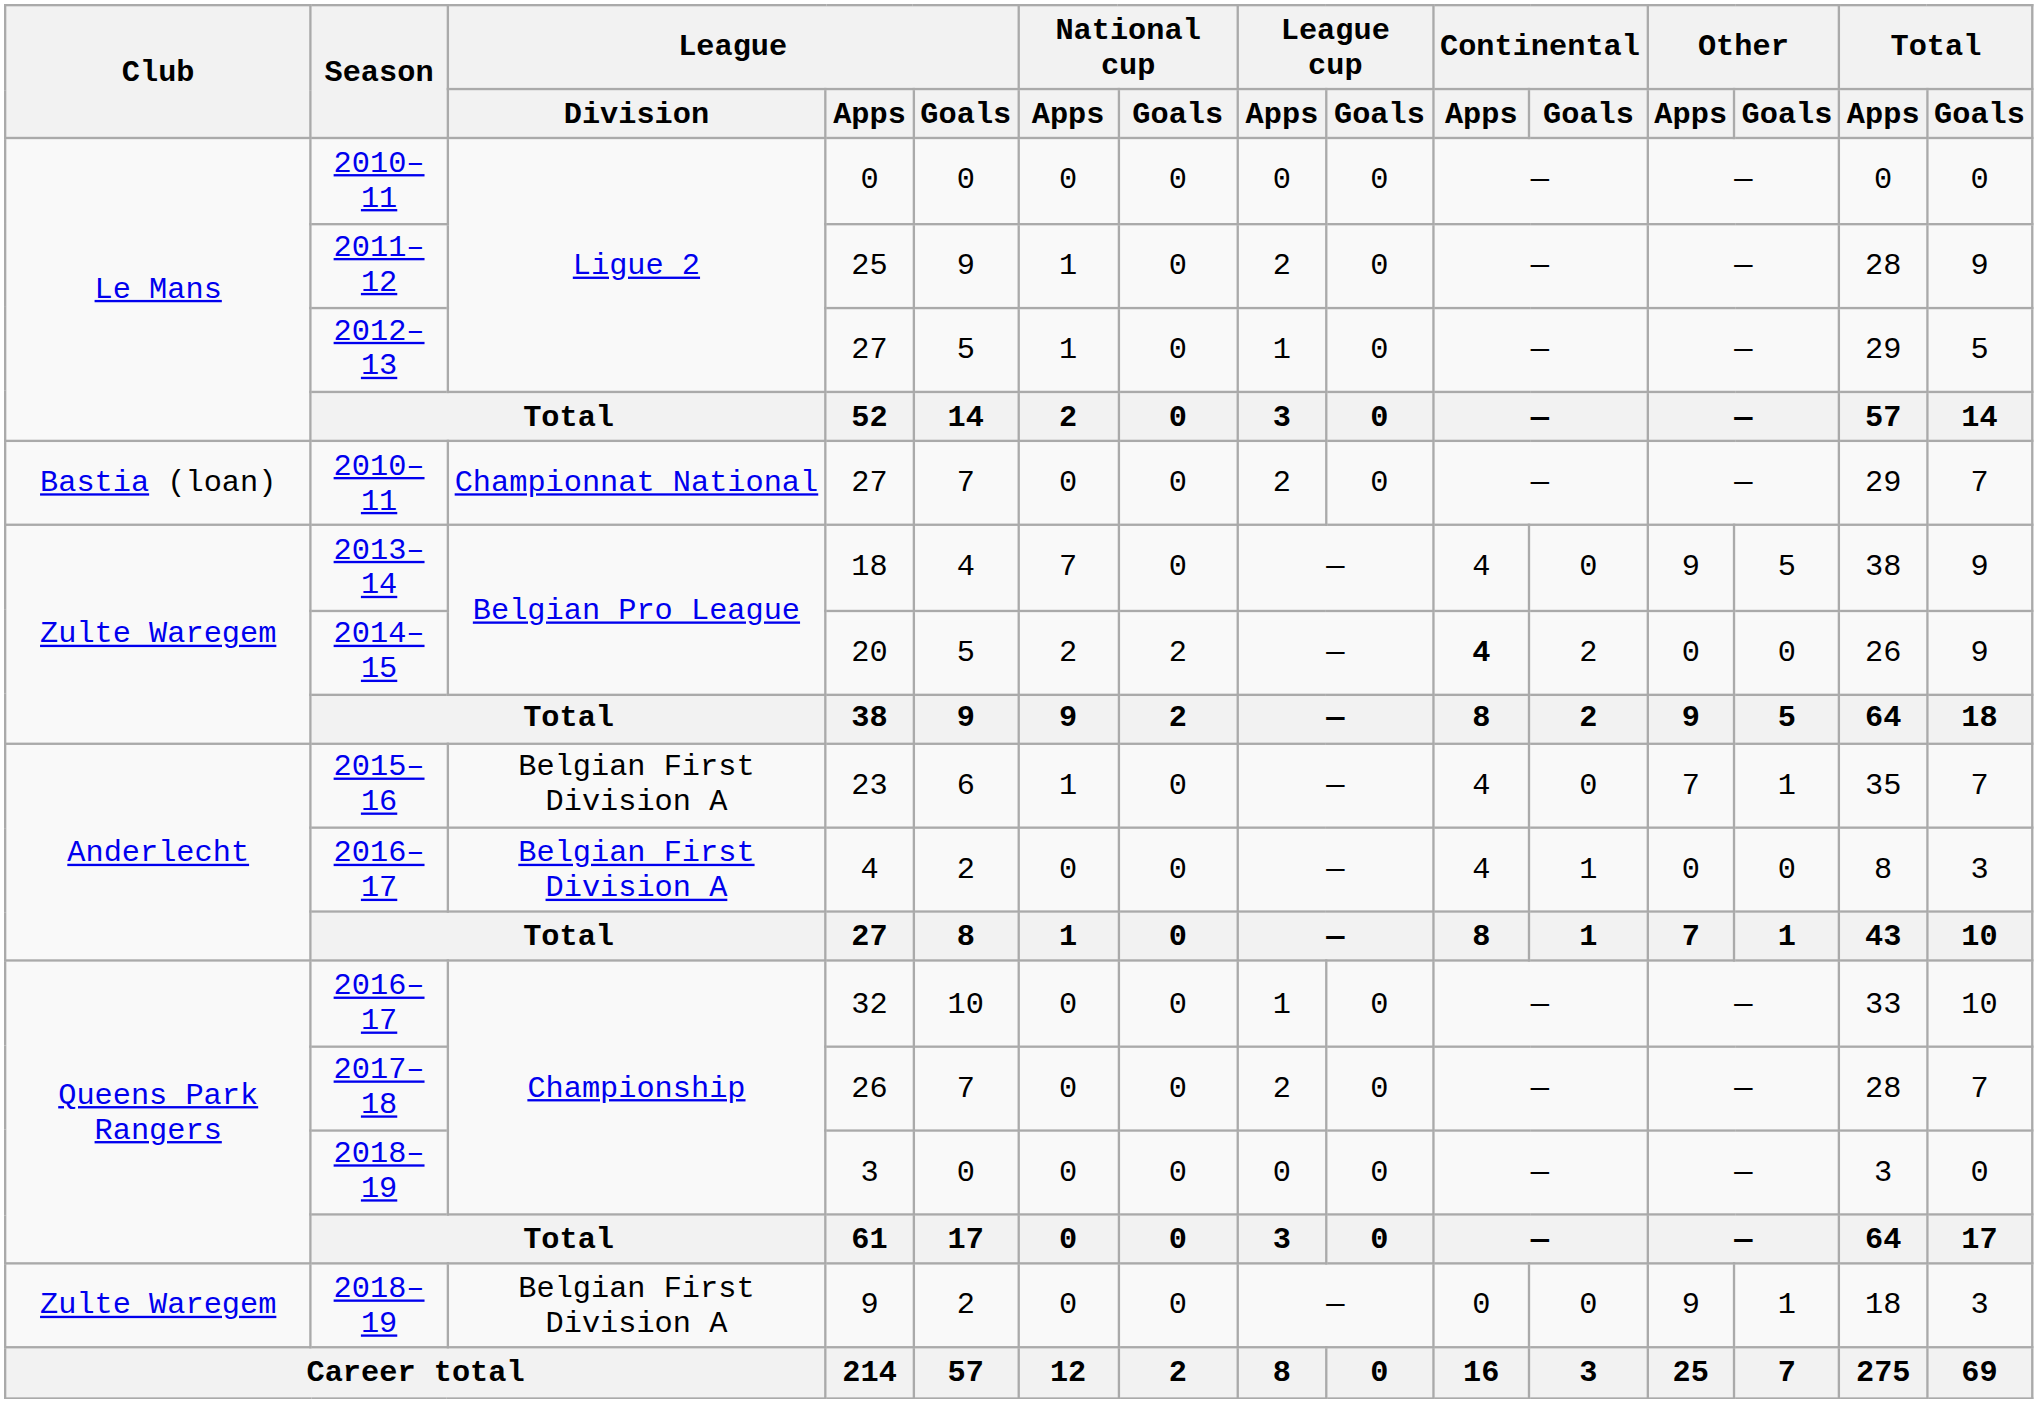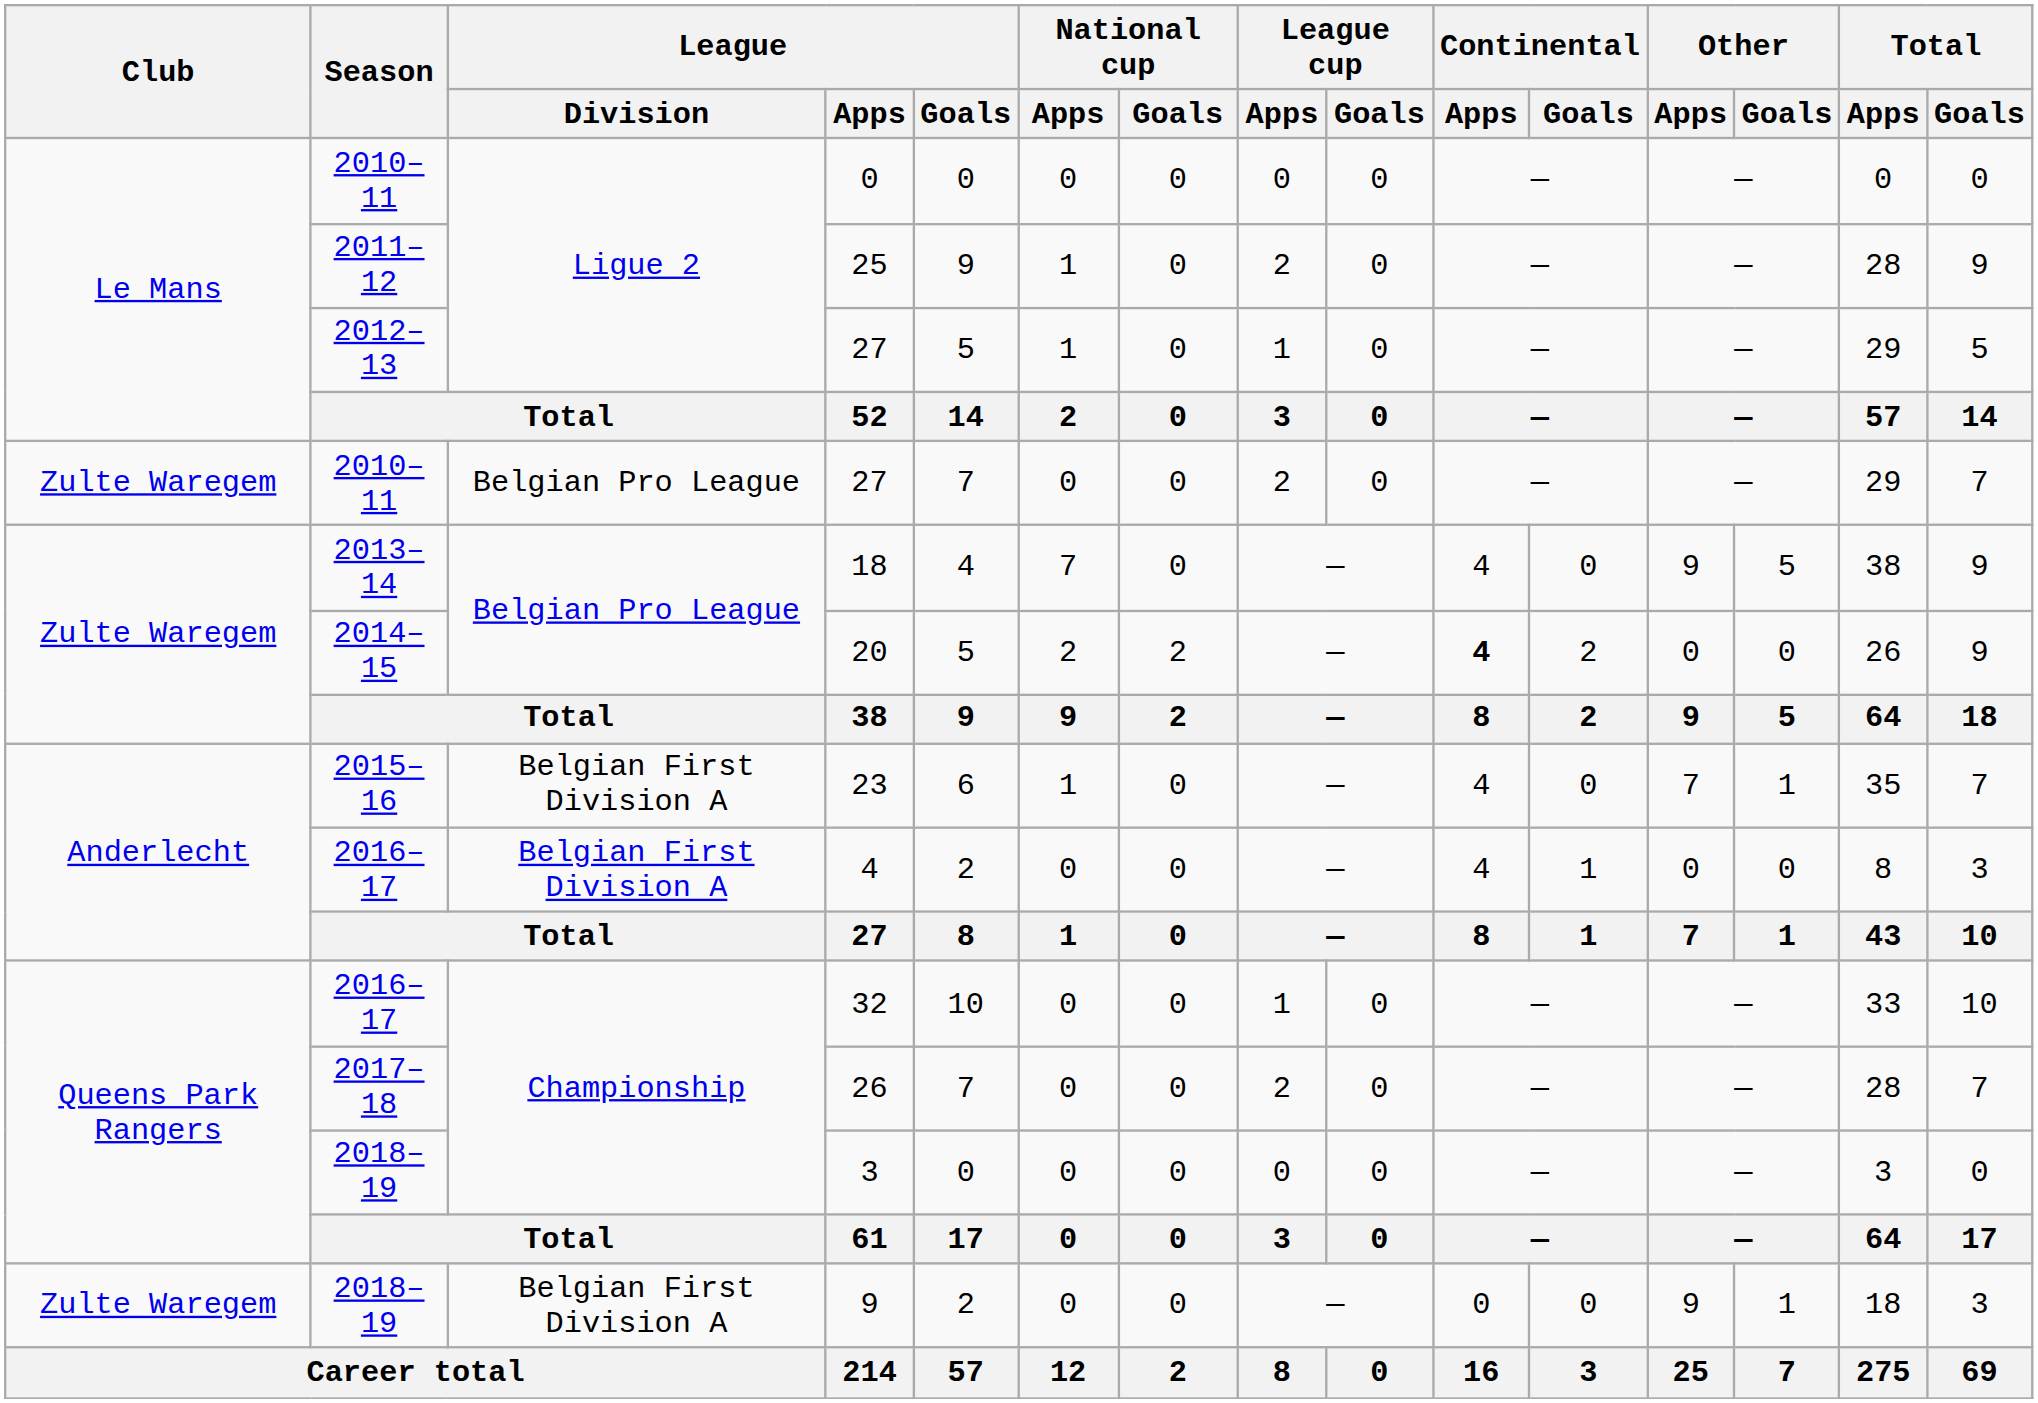(158, 483) Bastia (loan) -> (158, 483) Zulte Waregem
(636, 483) Championnat National -> (636, 483) Belgian Pro League
